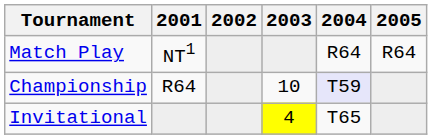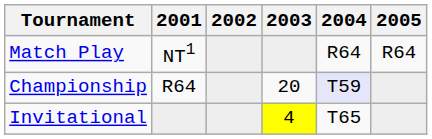(289, 87) 10 -> (289, 87) 20
